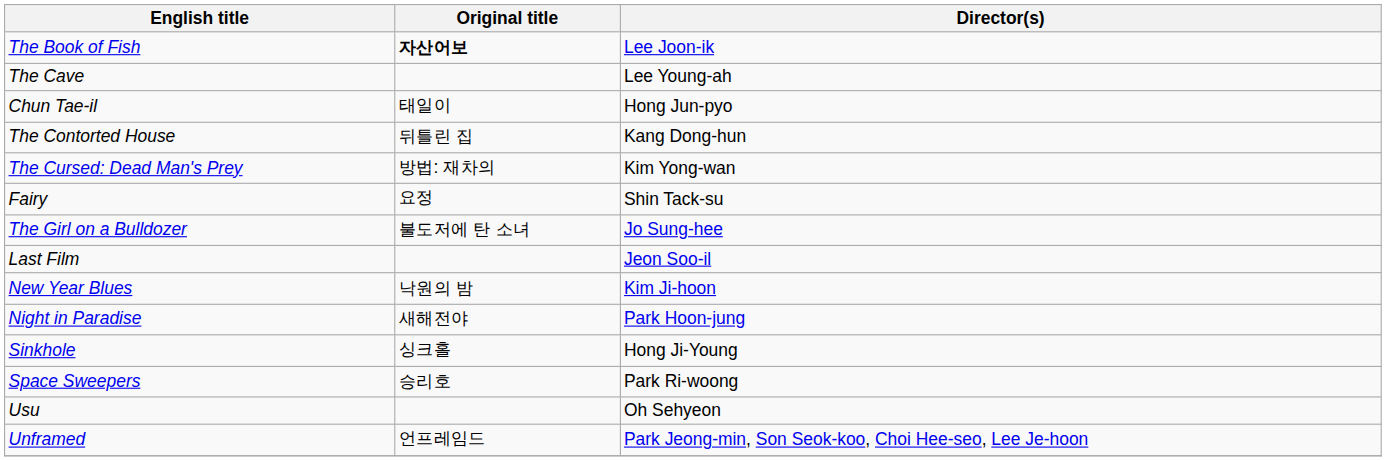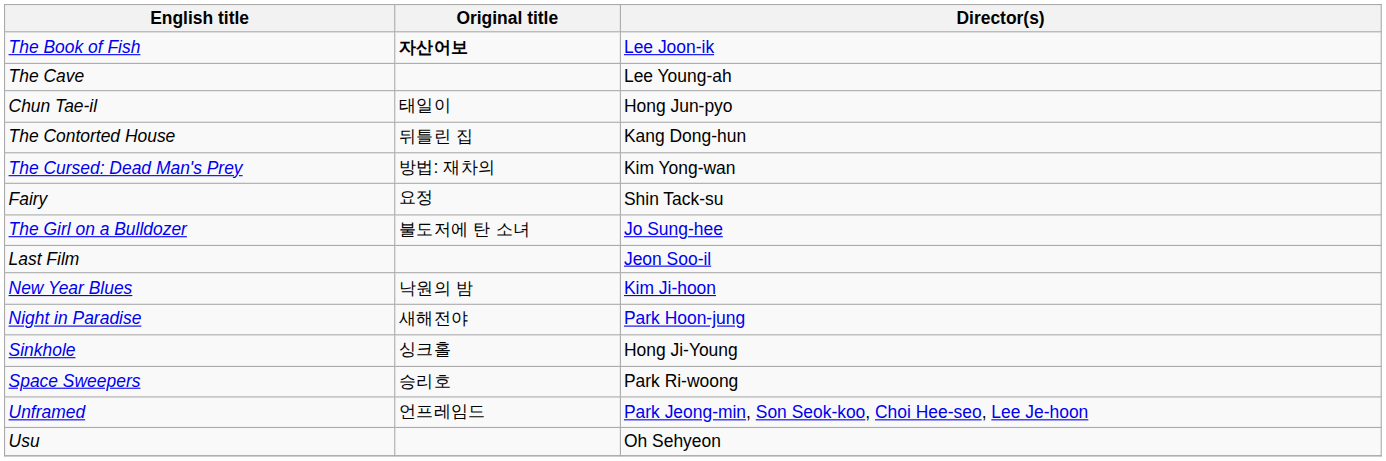rows swapped: (47, 439) <-> (24, 410)
